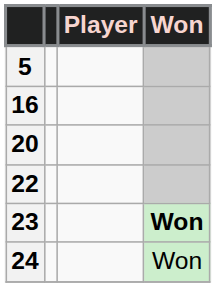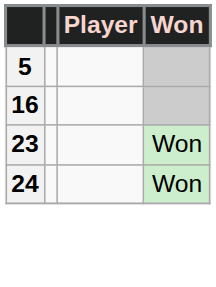- row: (25, 144)
- row: (25, 183)
(177, 222) bold -> (177, 144) normal
